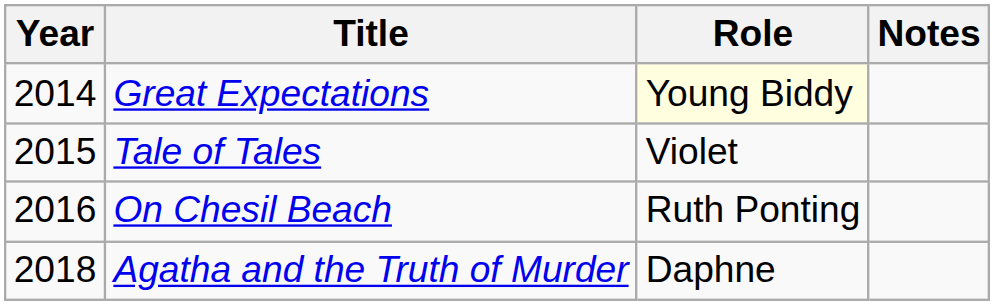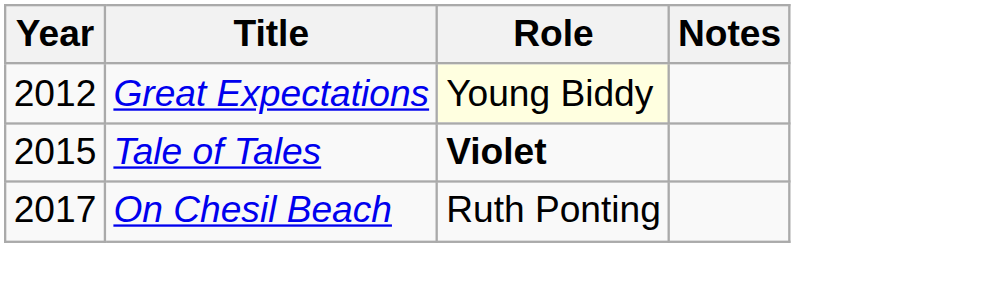(55, 92) 2014 -> (55, 92) 2012
(692, 151) normal -> (496, 151) bold
(55, 210) 2016 -> (55, 210) 2017
- row: (371, 269)
